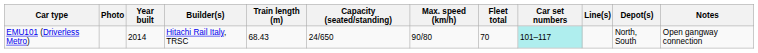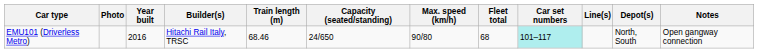(137, 37) 2014 -> (137, 37) 2016
(259, 37) 68.43 -> (259, 37) 68.46
(485, 37) 70 -> (485, 37) 68
